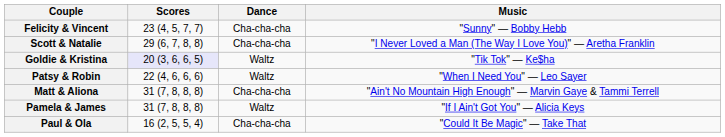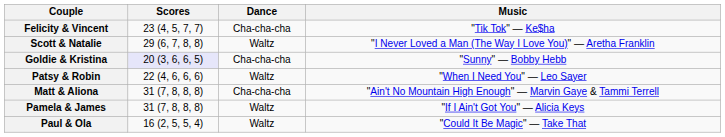(513, 28) "Sunny" — Bobby Hebb -> (513, 28) "Tik Tok" — Ke$ha
(262, 44) Cha-cha-cha -> (262, 44) Waltz
(262, 60) Waltz -> (262, 60) Cha-cha-cha
(513, 60) "Tik Tok" — Ke$ha -> (513, 60) "Sunny" — Bobby Hebb
(262, 124) Cha-cha-cha -> (262, 124) Waltz
